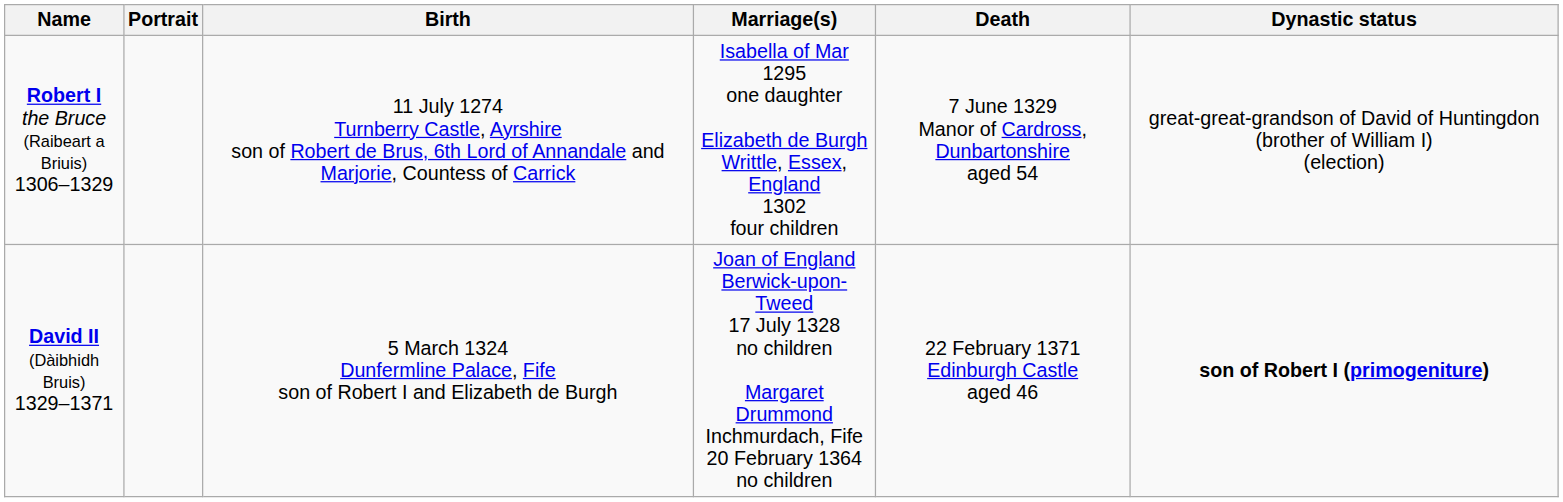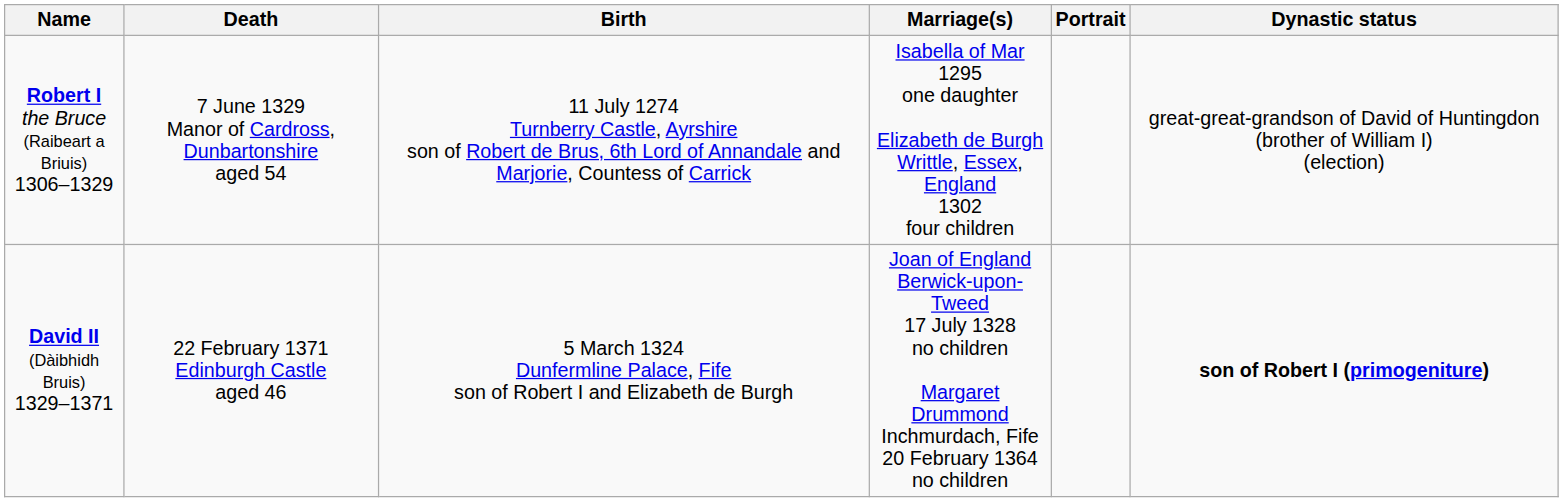columns swapped: (163, 20) <-> (1003, 20)
